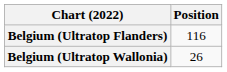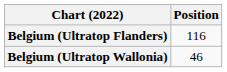(196, 56) 26 -> (196, 56) 46
